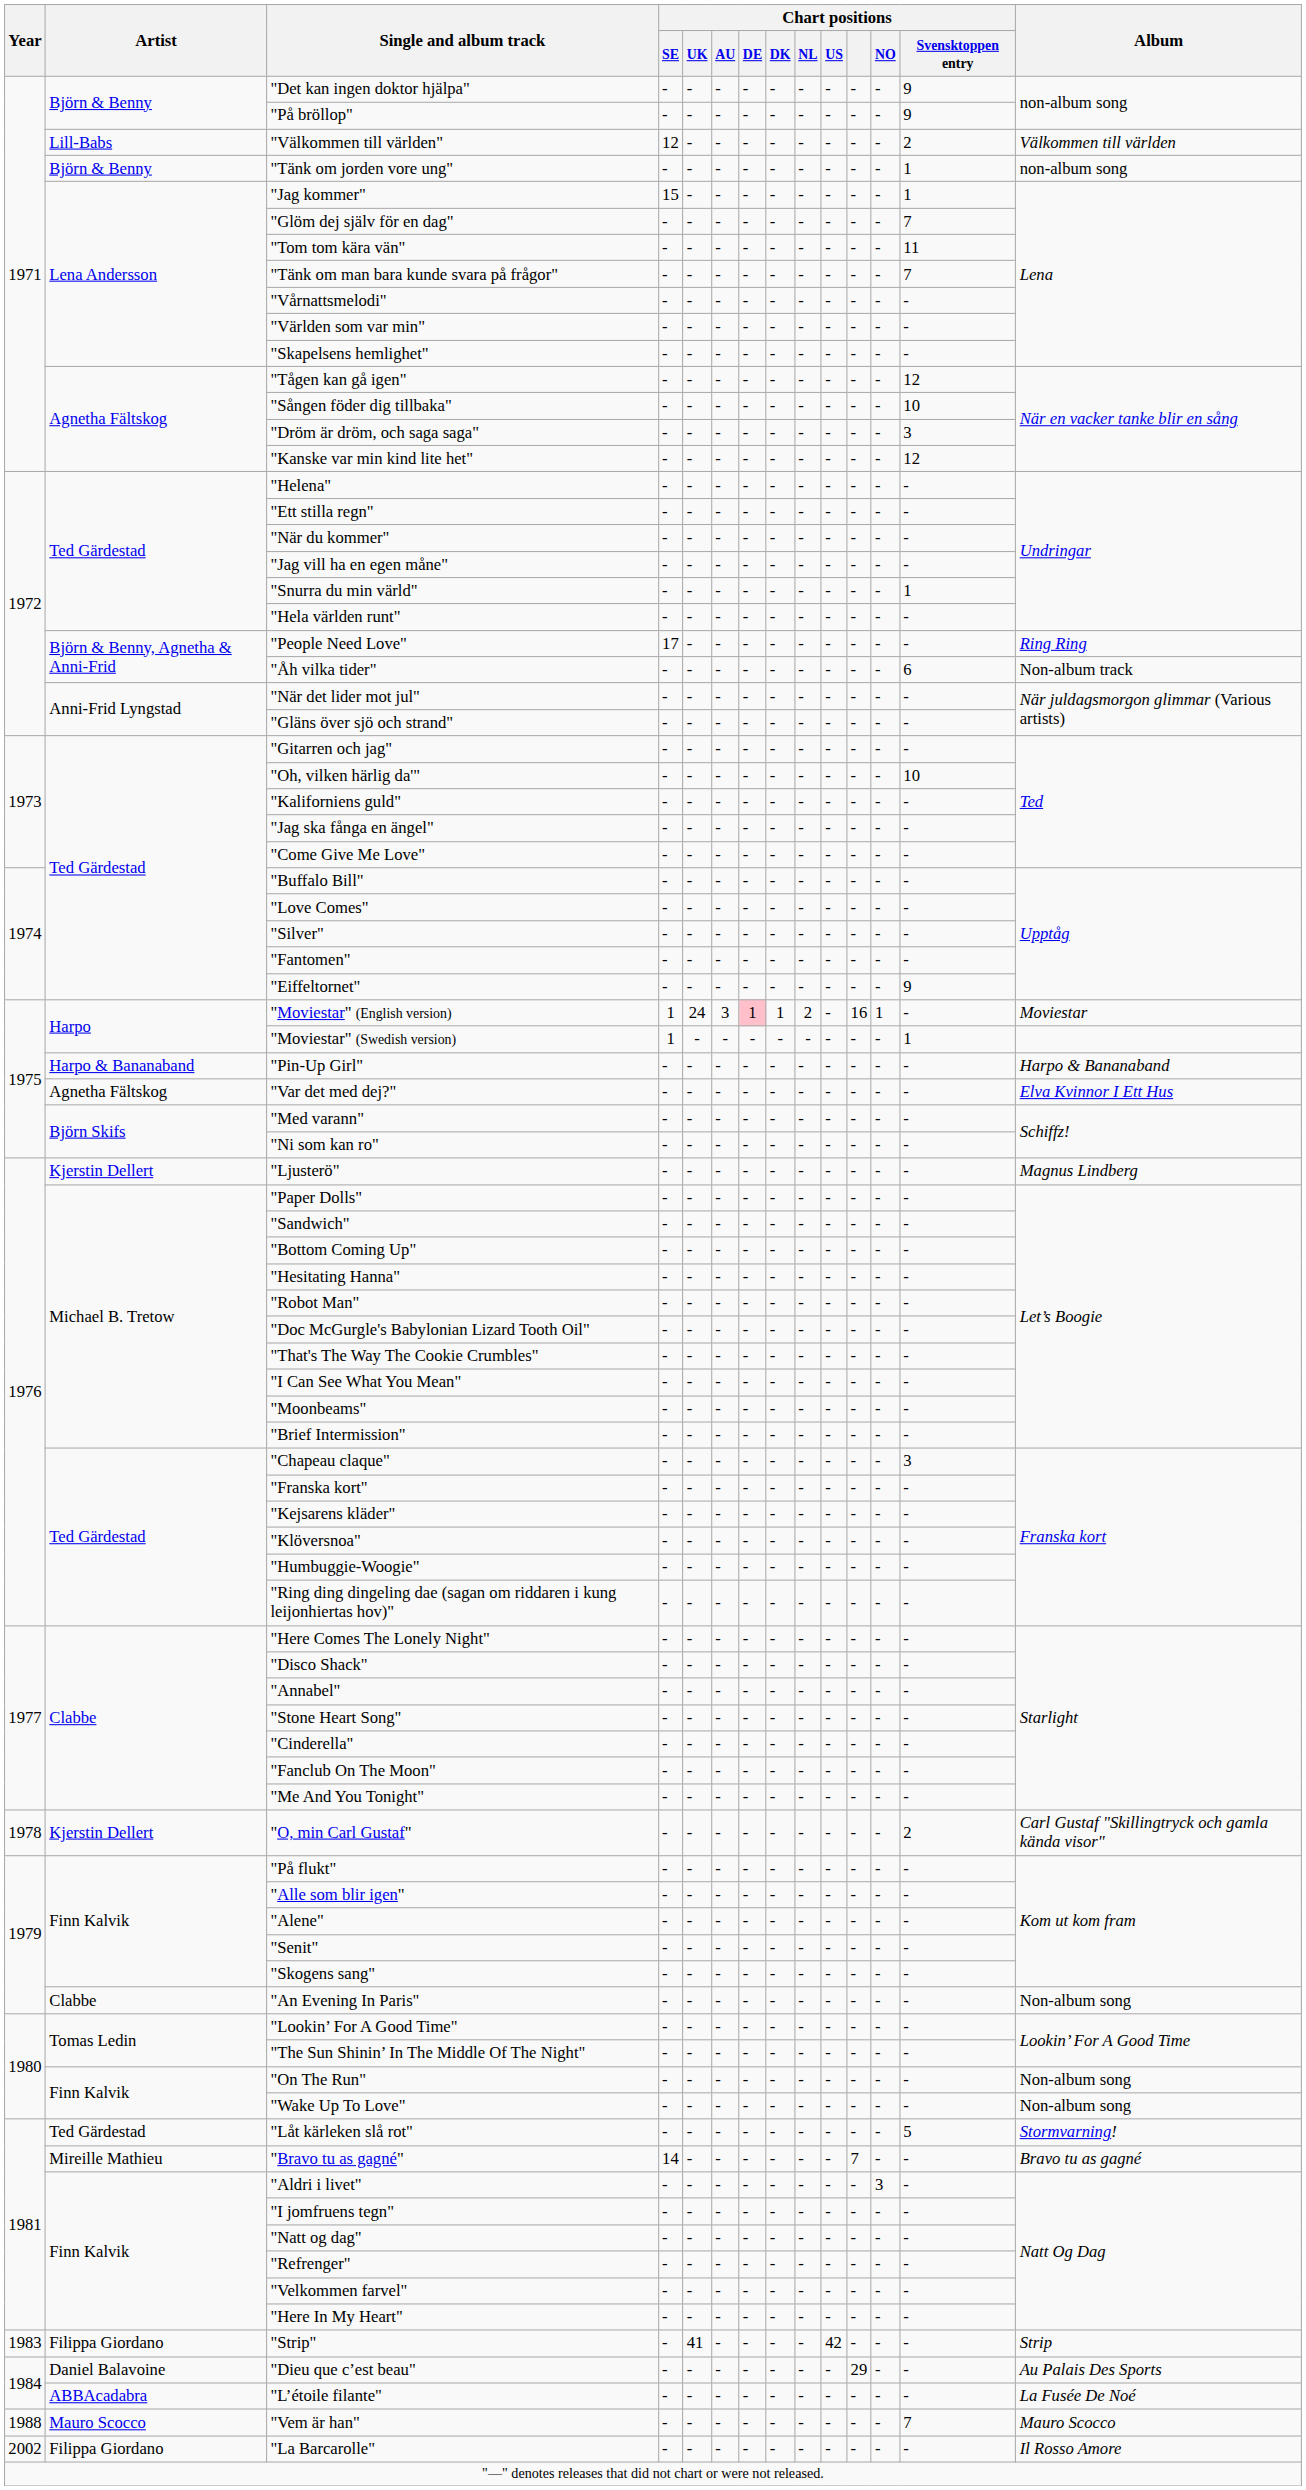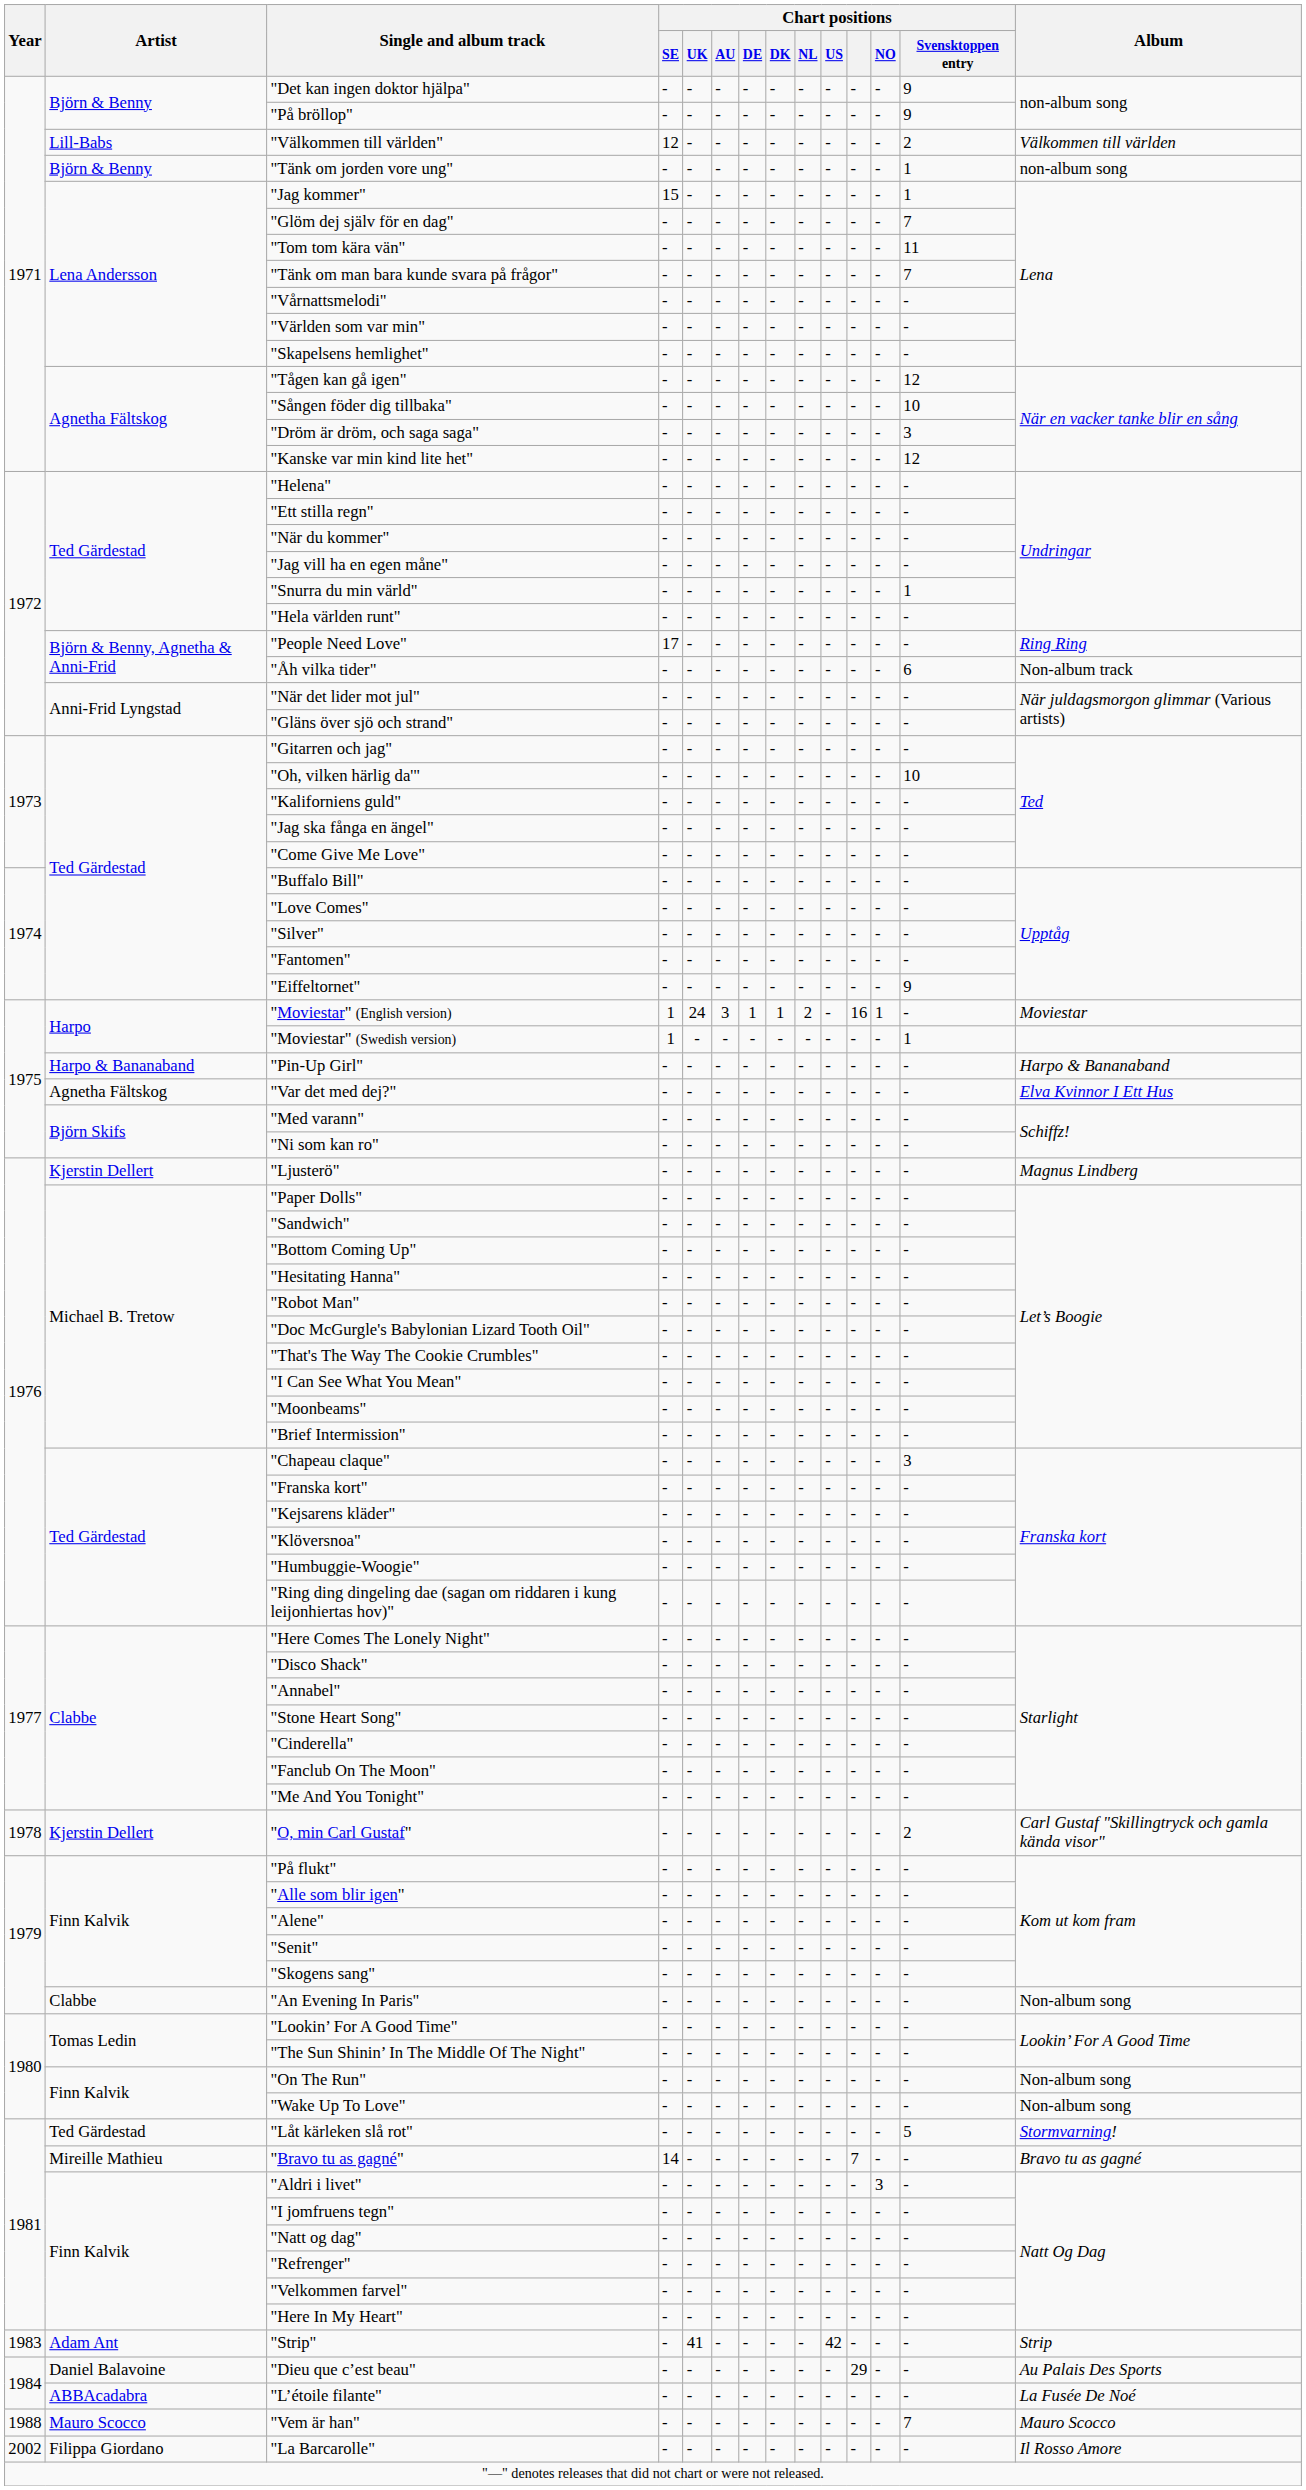(752, 1012) pink background -> (752, 1012) no background
(106, 2343) Filippa Giordano -> (84, 2343) Adam Ant
